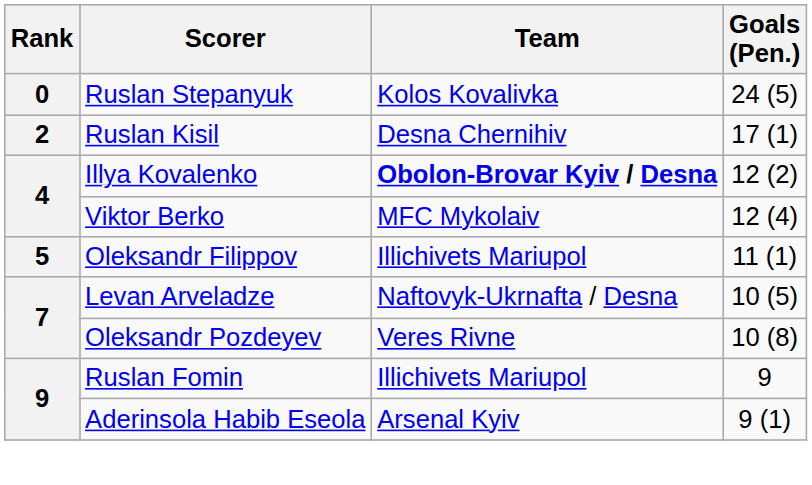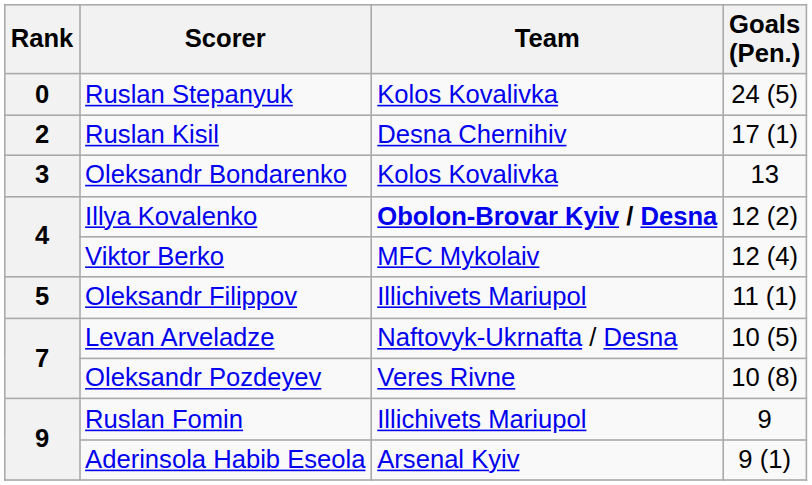+ row: (216, 175)
